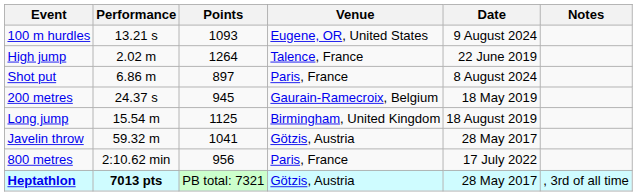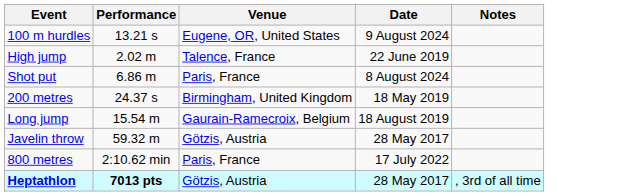- column: (223, 15)
(354, 98) Gaurain-Ramecroix, Belgium -> (267, 98) Birmingham, United Kingdom
(355, 118) Birmingham, United Kingdom -> (266, 118) Gaurain-Ramecroix, Belgium
